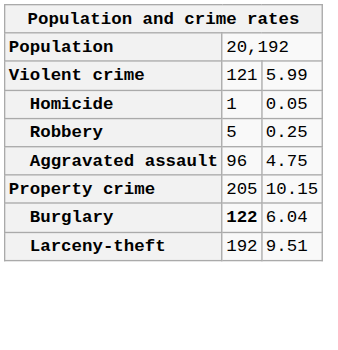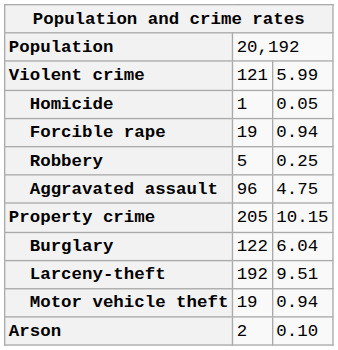+ row: (87, 132)
(242, 218) bold -> (252, 246) normal
+ row: (119, 303)
+ row: (35, 331)
